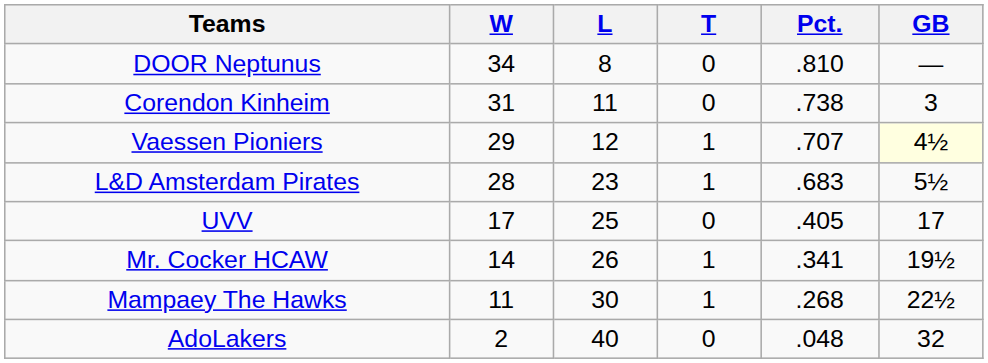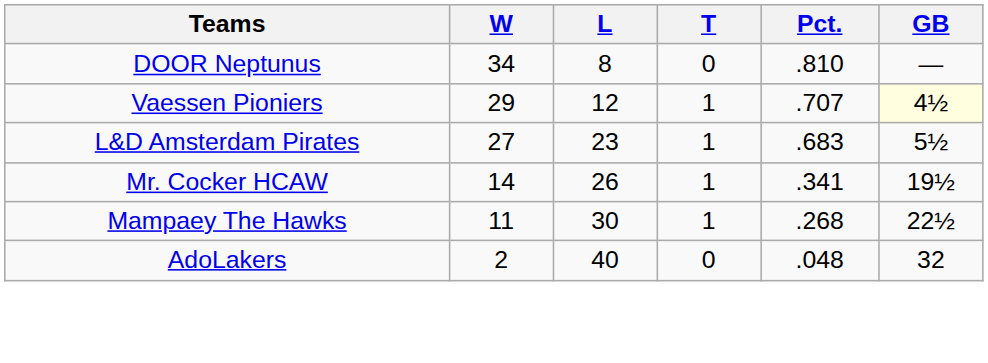- row: (227, 102)
(501, 181) 28 -> (501, 142) 27
- row: (227, 220)
